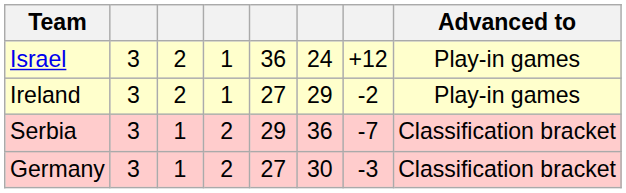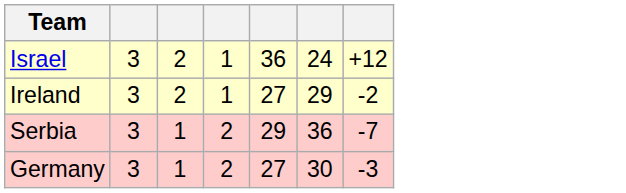- column: (507, 22)
